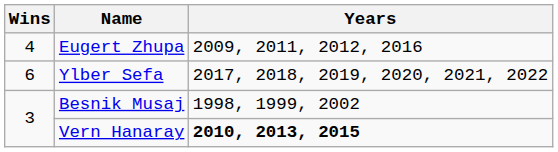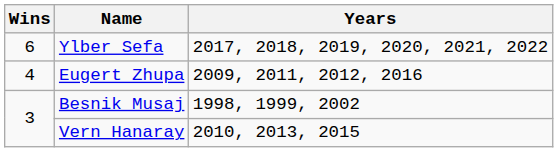rows swapped: (111, 76) <-> (122, 47)
(276, 132) bold -> (276, 132) normal
